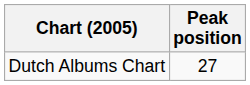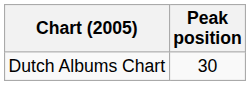(207, 66) 27 -> (207, 66) 30
